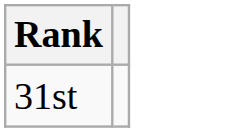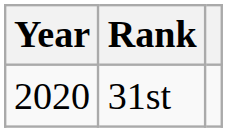+ column: (52, 34)
